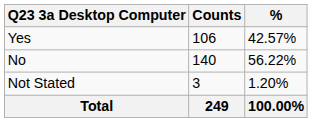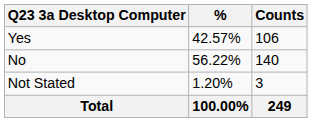columns swapped: (217, 15) <-> (276, 15)
